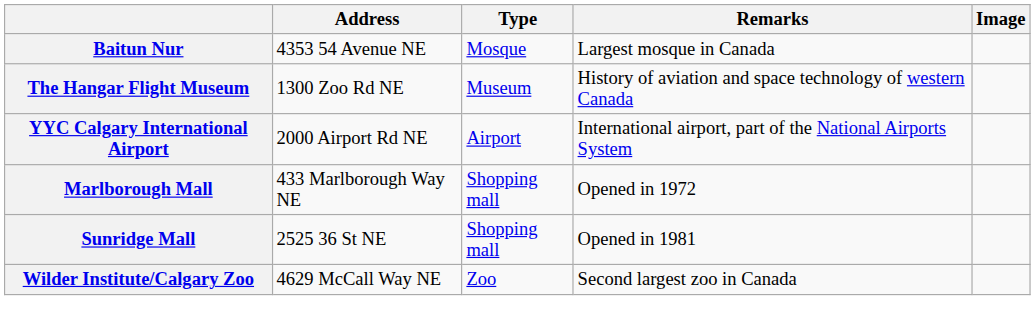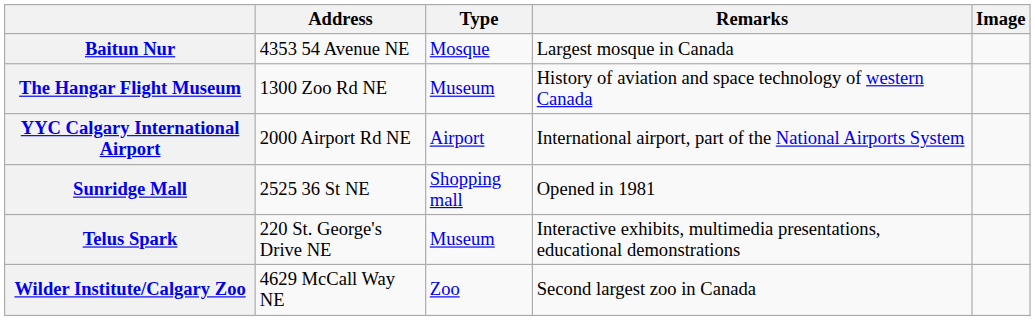- row: (138, 189)
+ row: (130, 239)
